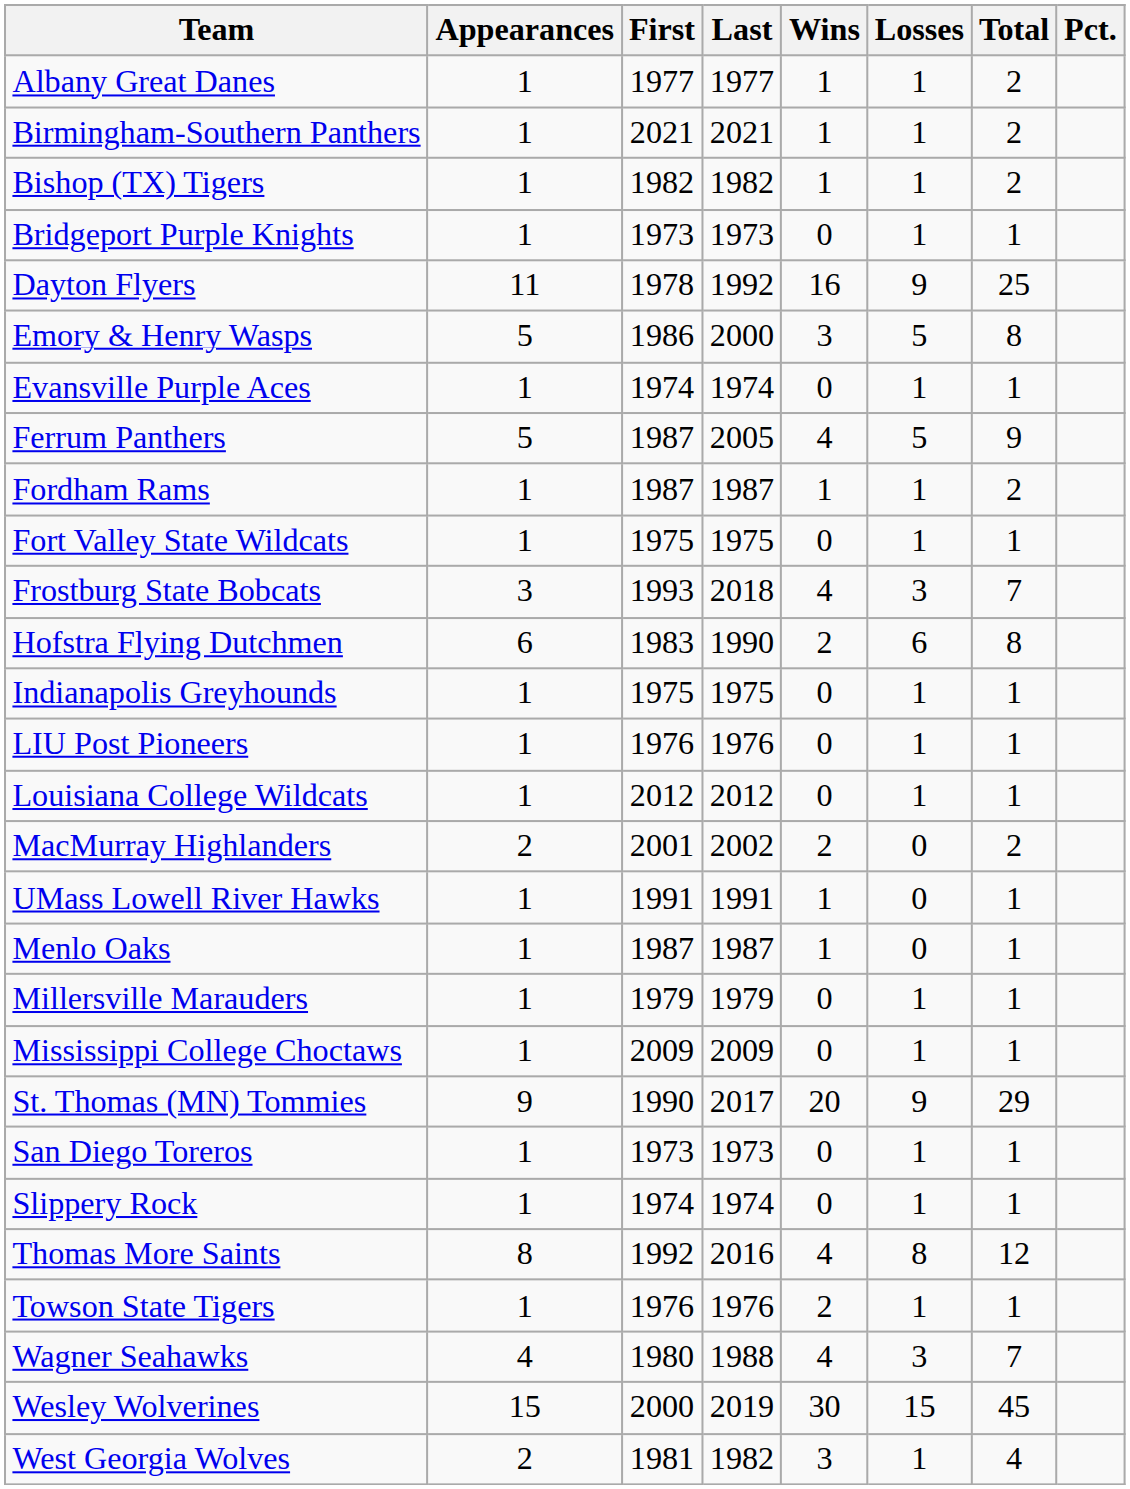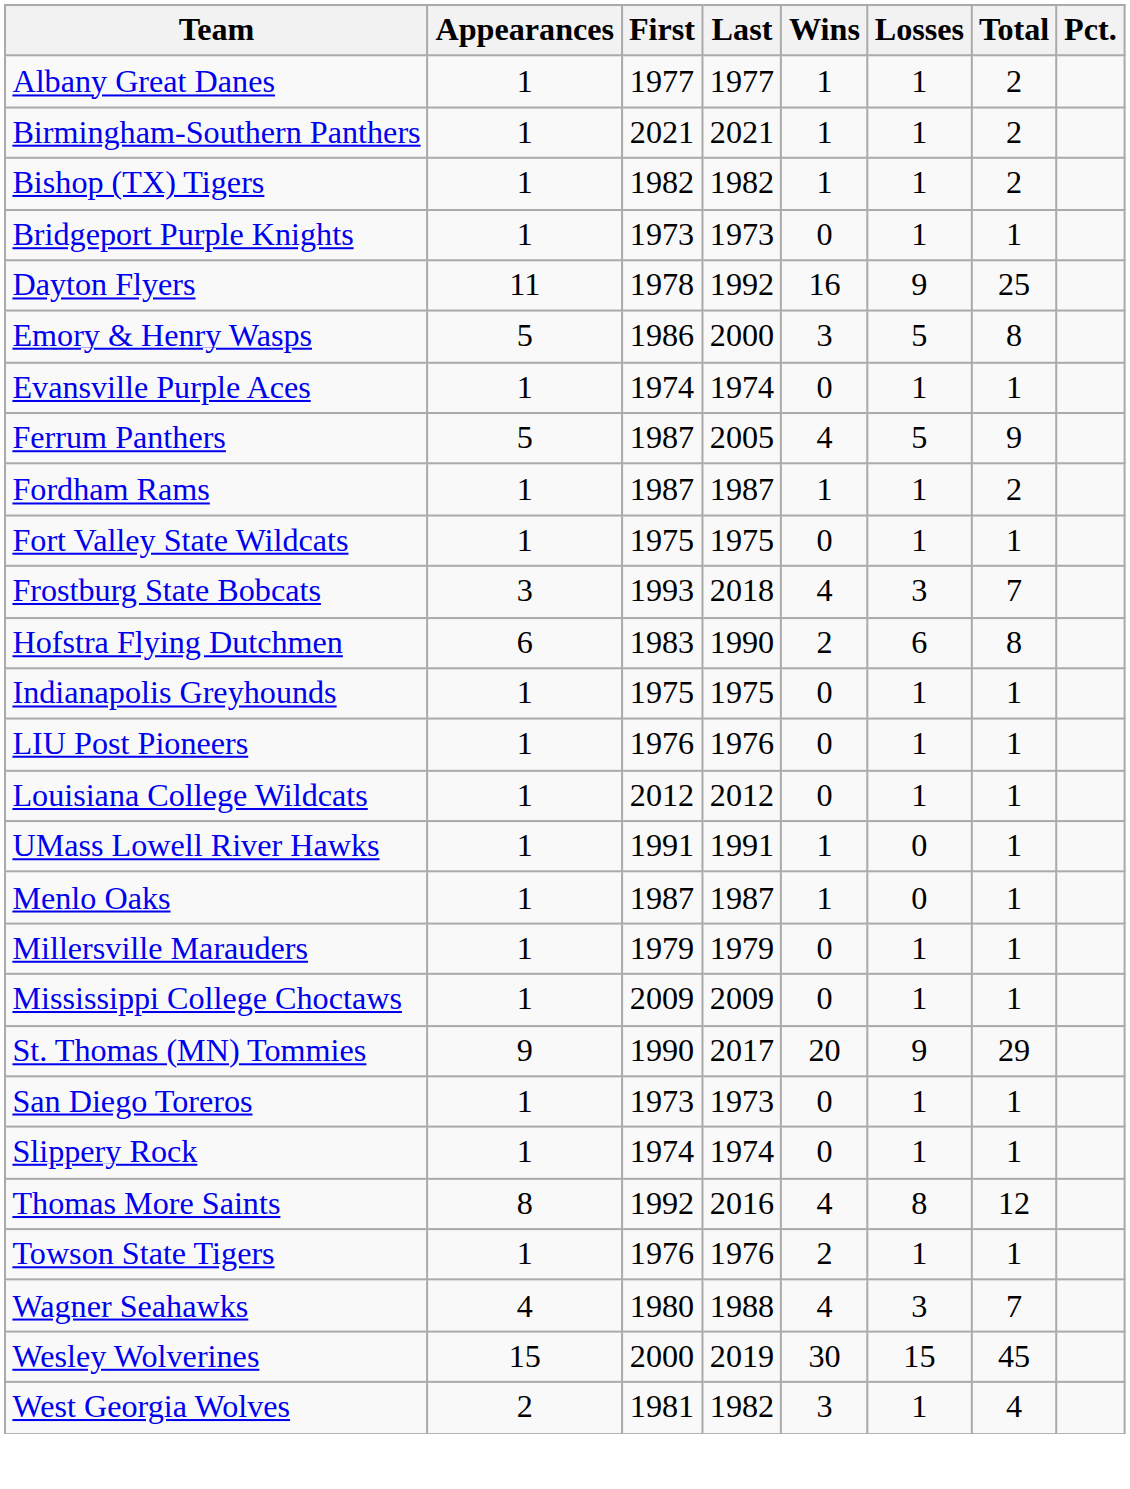- row: (172, 846)
